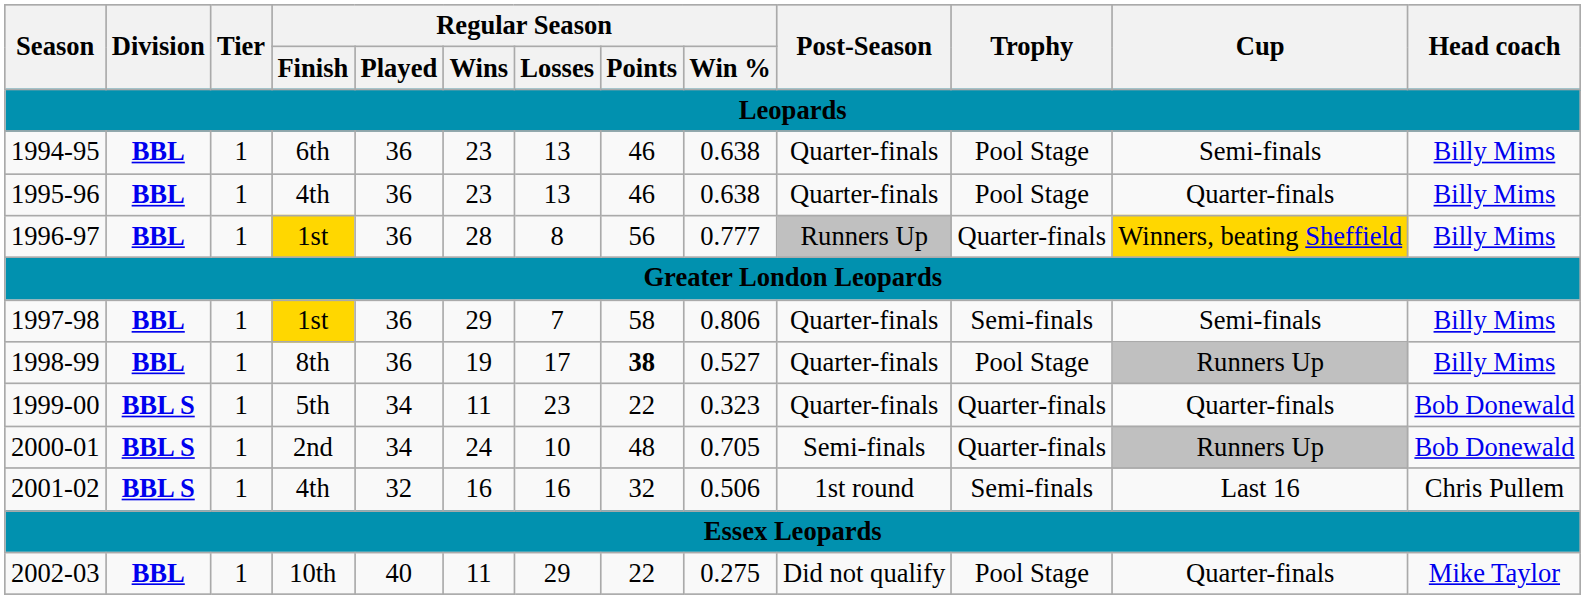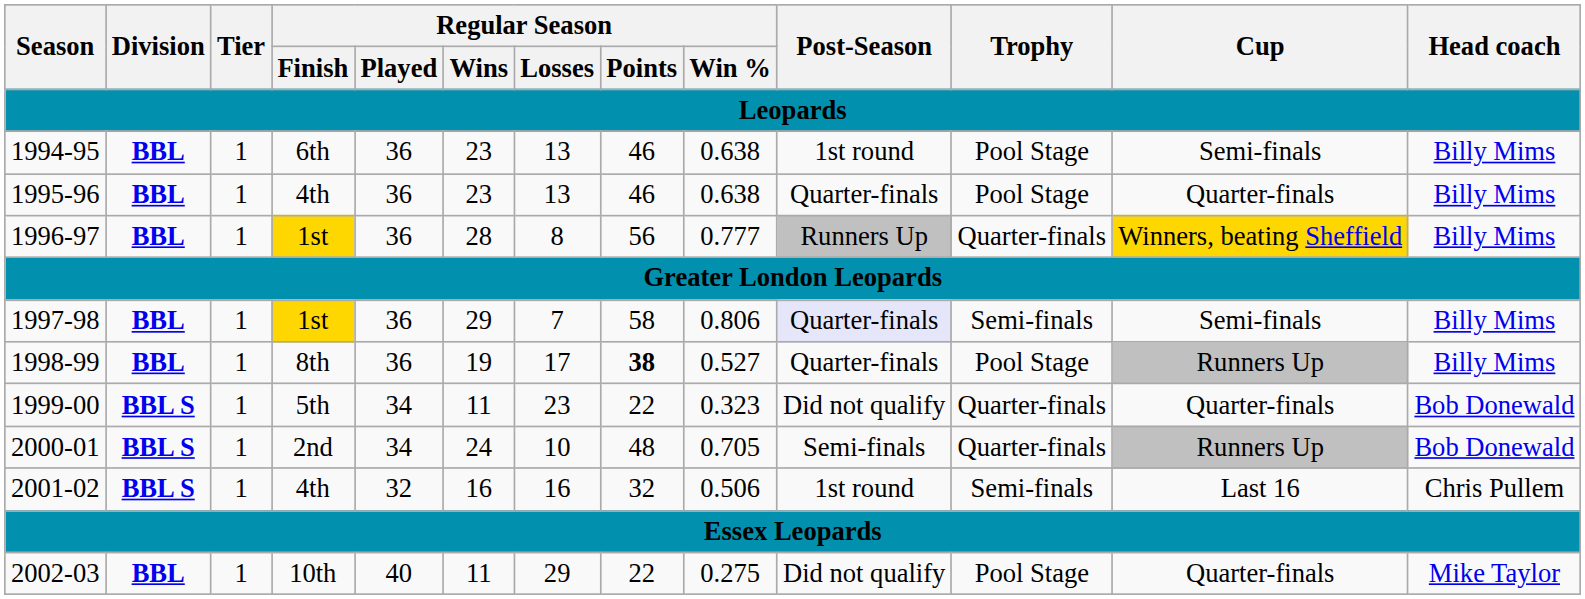(864, 151) Quarter-finals -> (864, 151) 1st round
(864, 320) no background -> (864, 320) lavender background
(864, 404) Quarter-finals -> (864, 404) Did not qualify
